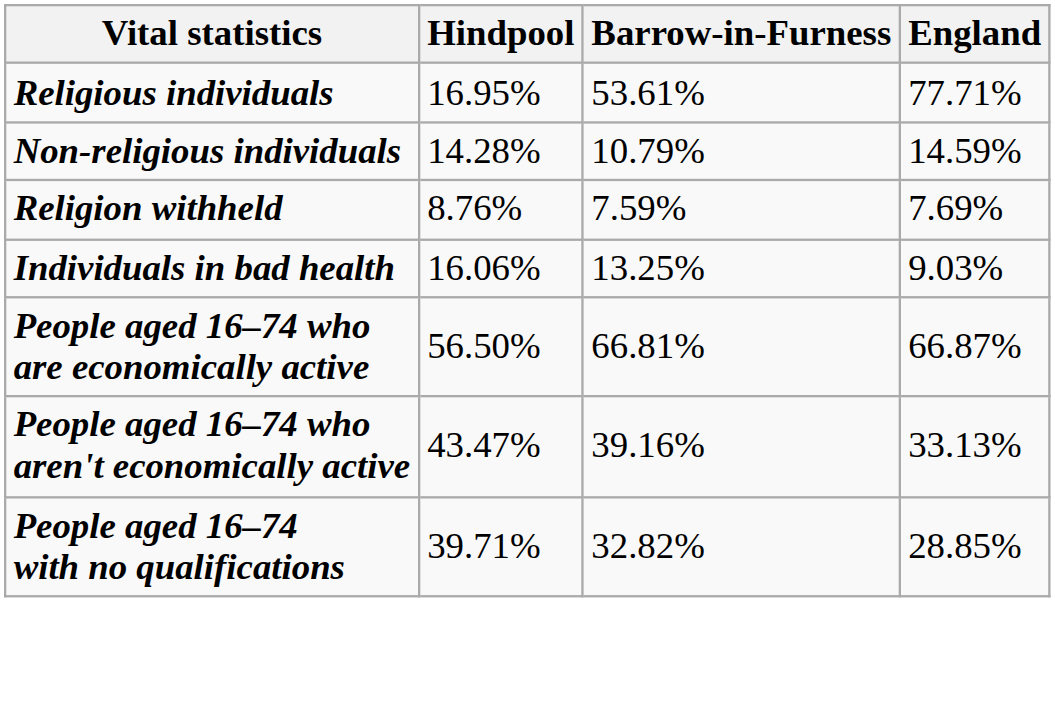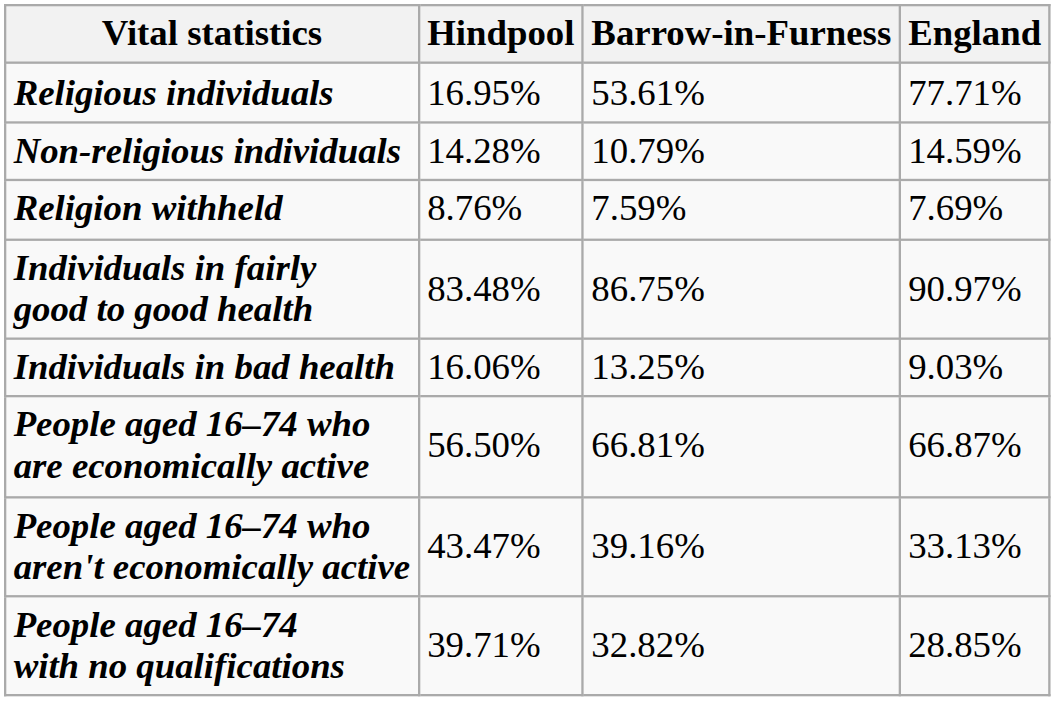+ row: (165, 287)
